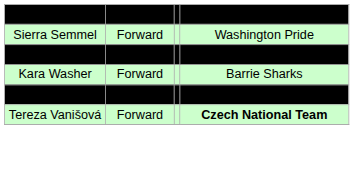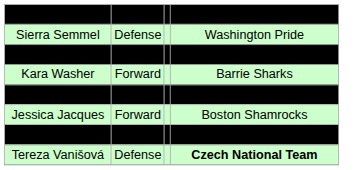(140, 14) Goaltender -> (138, 14) Forward
(140, 34) Forward -> (138, 34) Defense
+ row: (58, 114)
+ row: (58, 134)
(140, 114) Forward -> (138, 154) Defense
